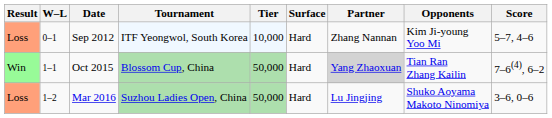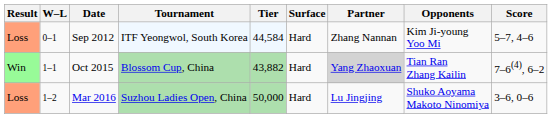(268, 37) 10,000 -> (268, 37) 44,584
(268, 67) 50,000 -> (268, 67) 43,882
